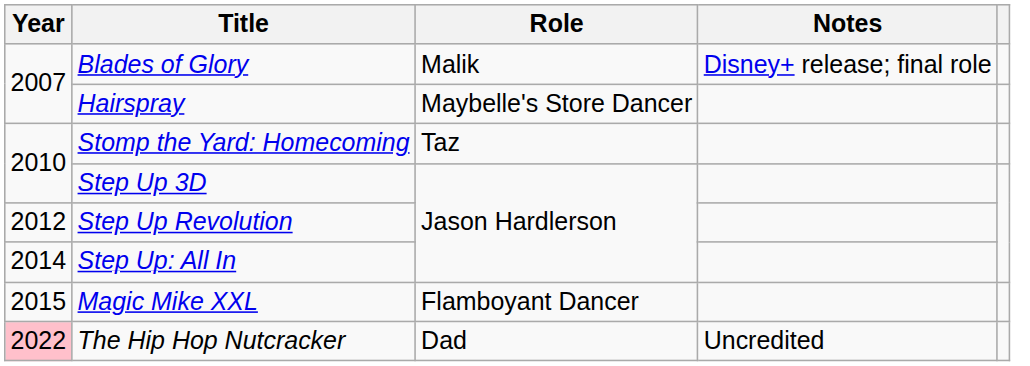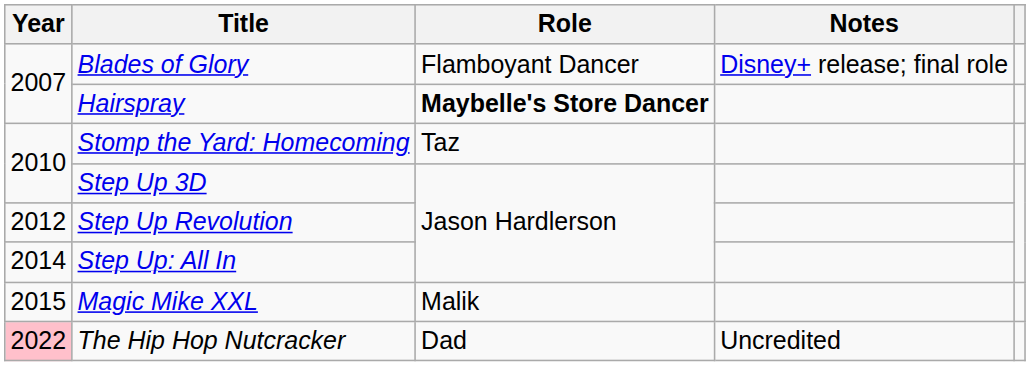(450, 63) Malik -> (530, 63) Flamboyant Dancer
(557, 103) normal -> (565, 103) bold
(530, 301) Flamboyant Dancer -> (450, 301) Malik
